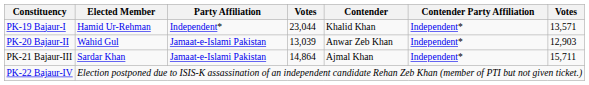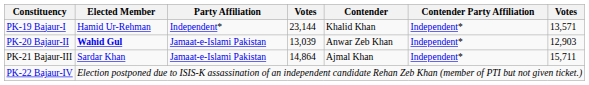(303, 27) 23,044 -> (303, 27) 23,144
(98, 42) normal -> (100, 42) bold
